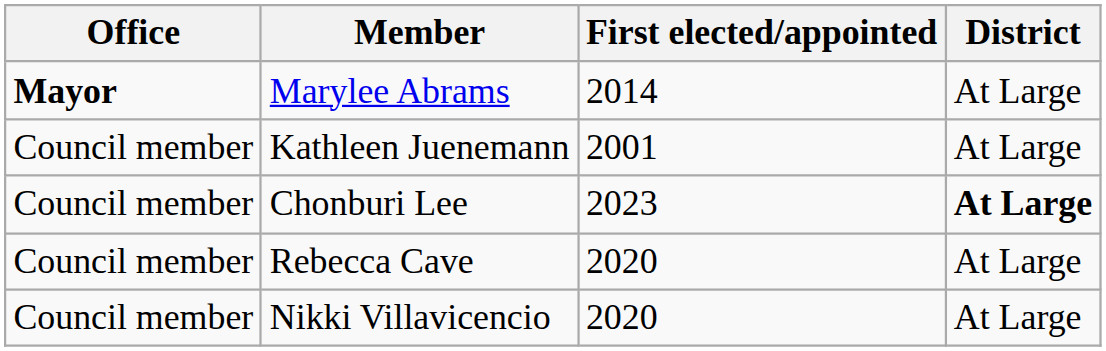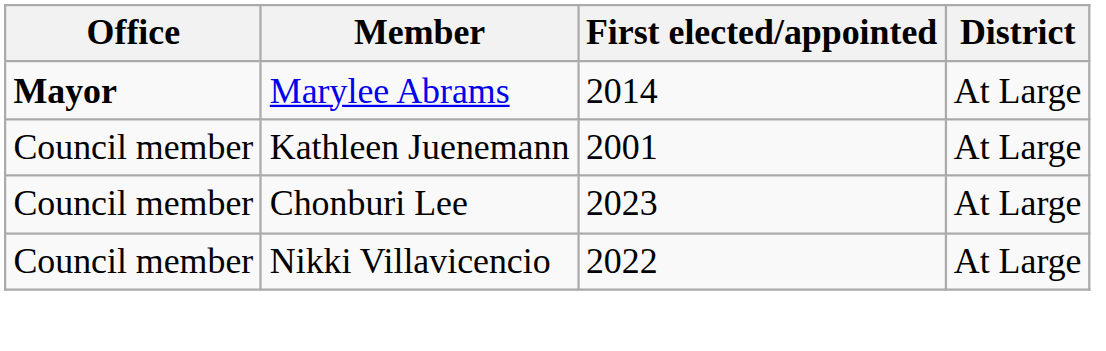(1023, 203) bold -> (1018, 203) normal
- row: (372, 260)
(622, 317) 2020 -> (622, 260) 2022
